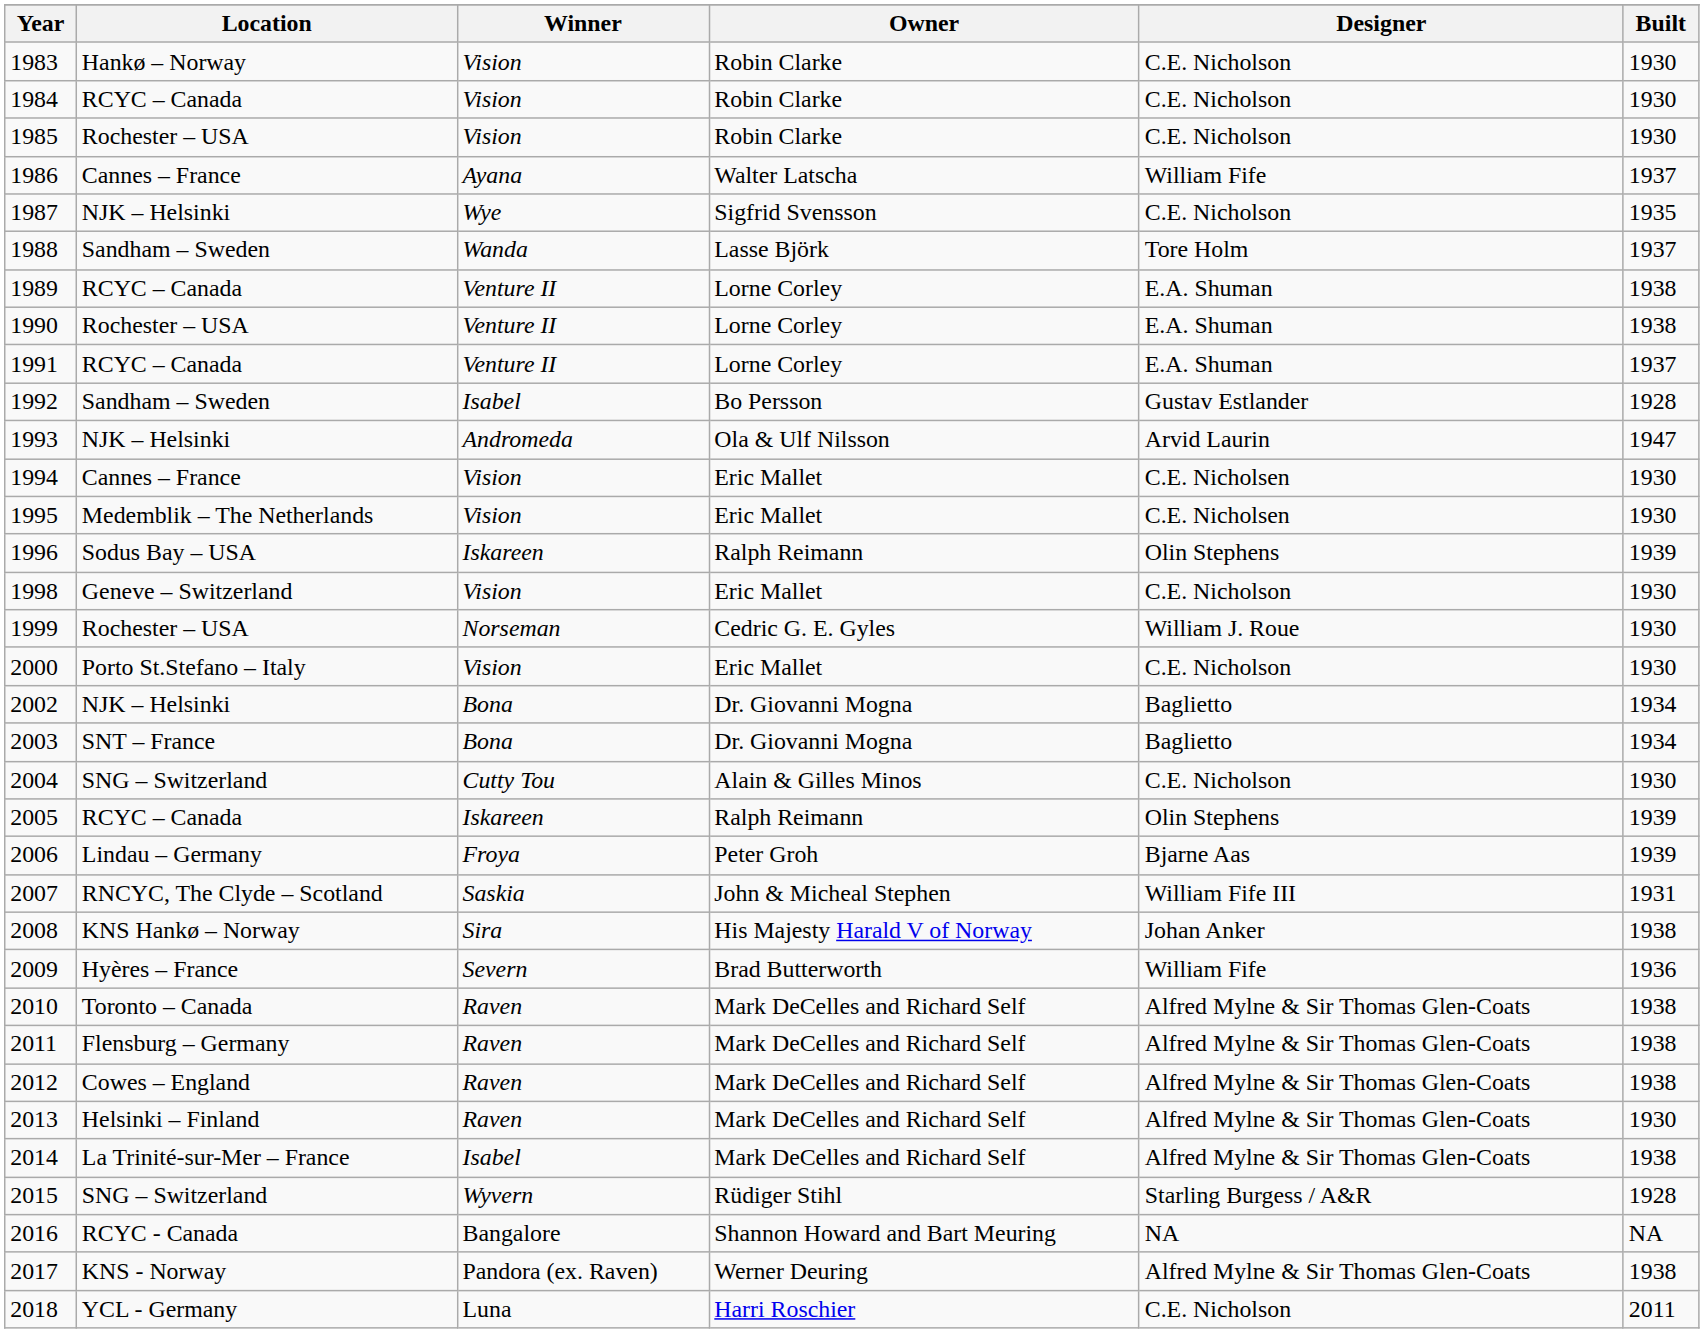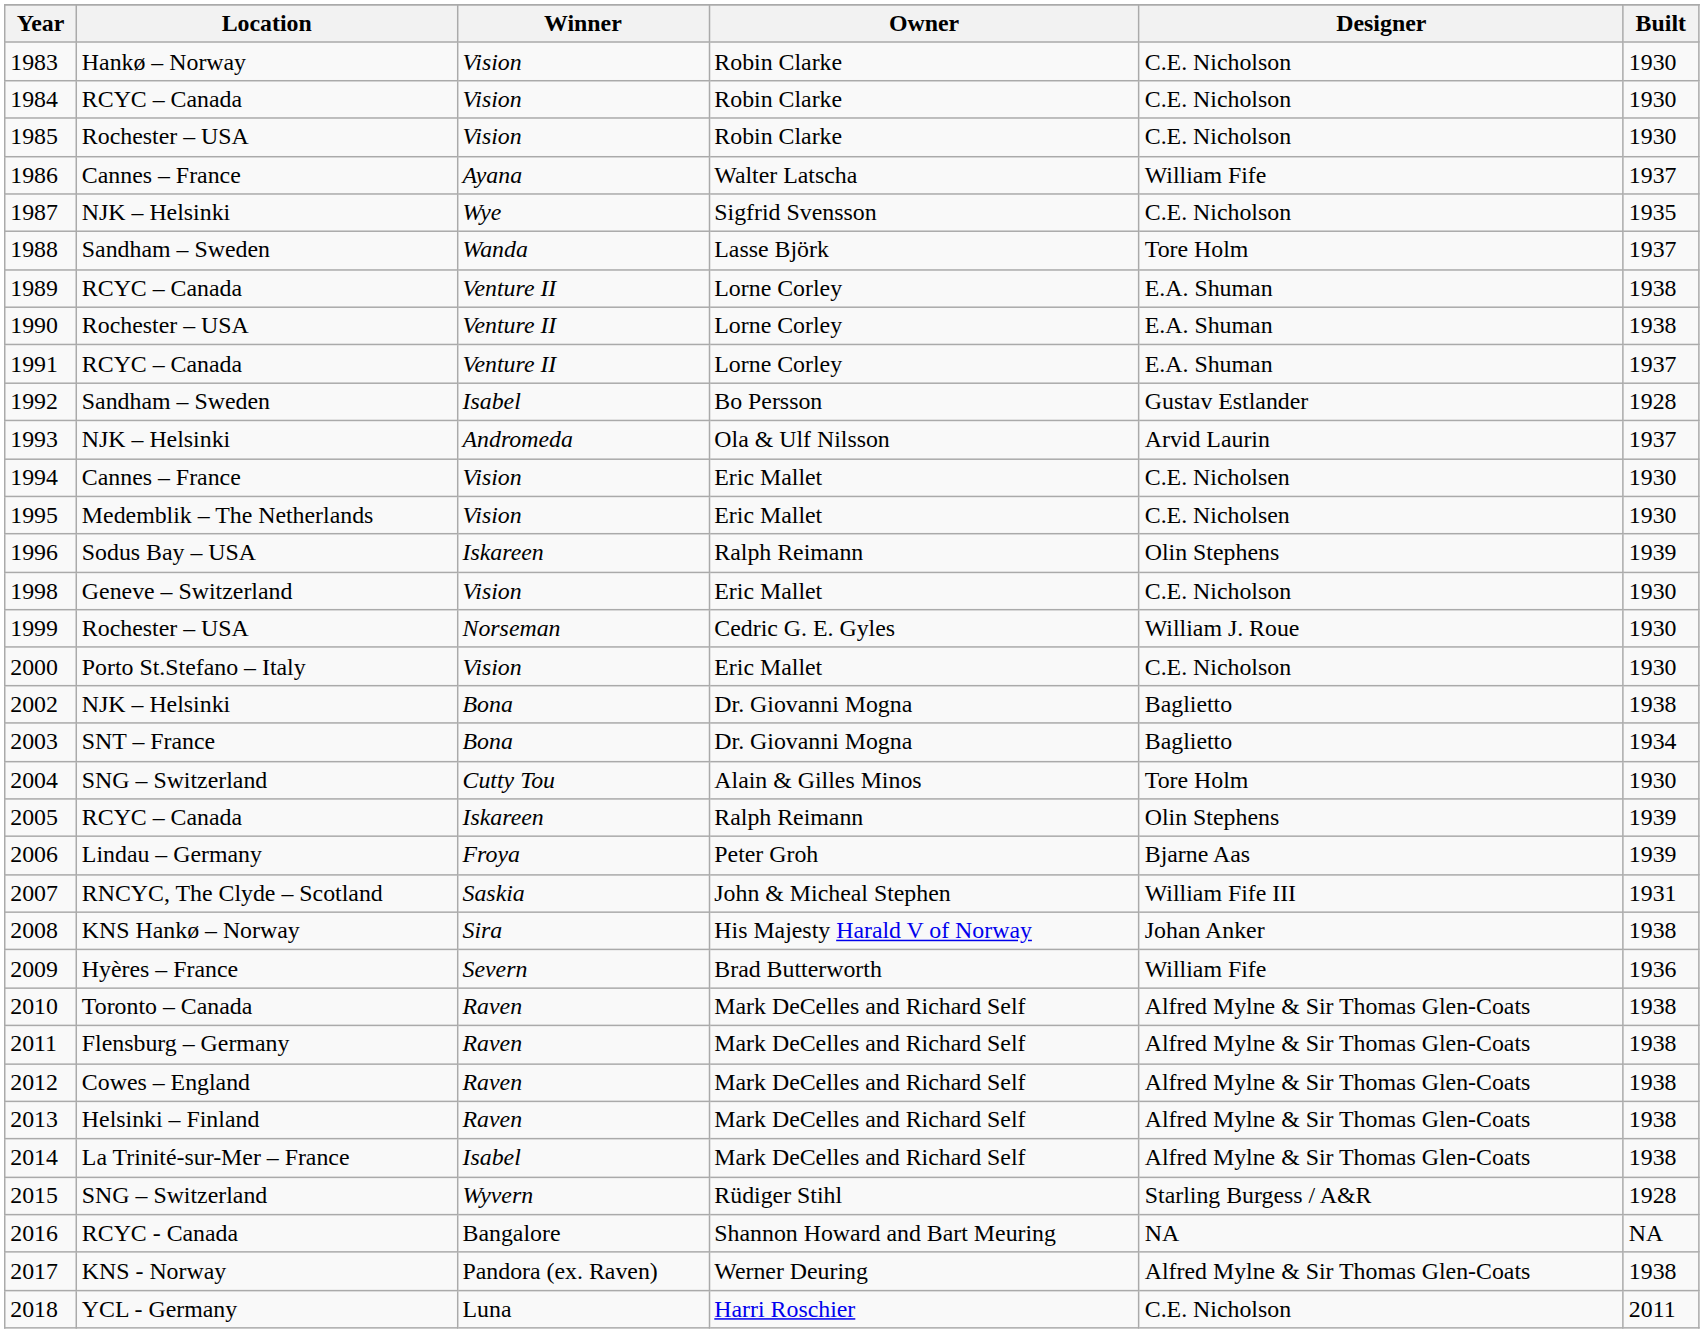(1653, 439) 1947 -> (1653, 439) 1937
(1653, 703) 1934 -> (1653, 703) 1938
(1218, 779) C.E. Nicholson -> (1197, 779) Tore Holm
(1653, 1119) 1930 -> (1653, 1119) 1938
